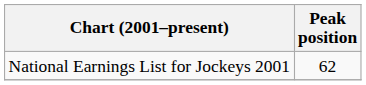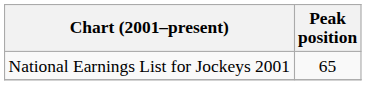(328, 65) 62 -> (328, 65) 65
